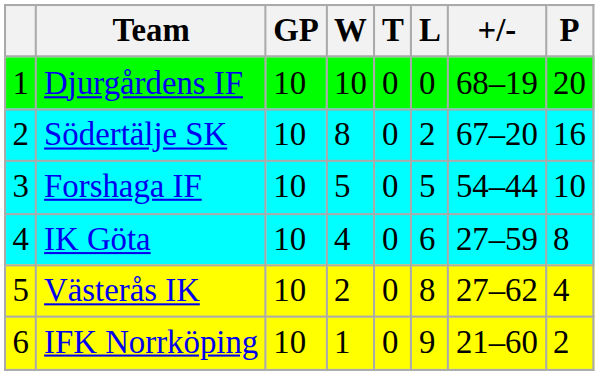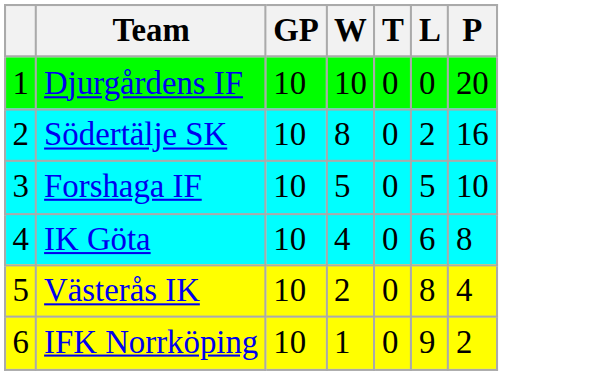- column: (497, 30)
